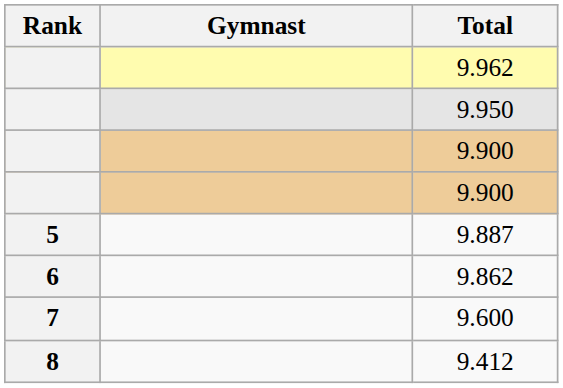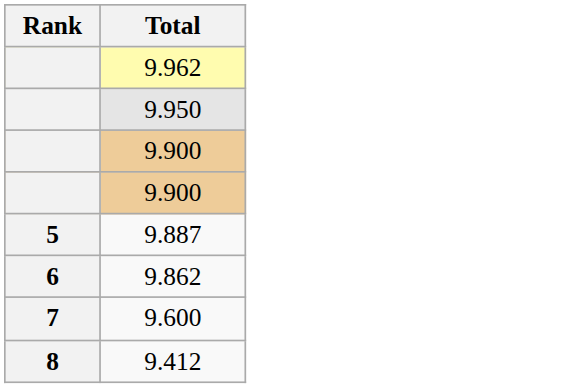- column: (256, 25)
